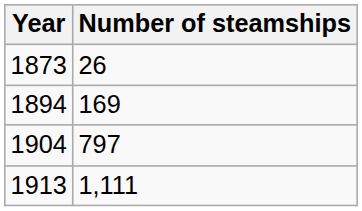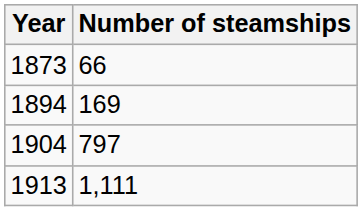(93, 64) 26 -> (93, 64) 66
